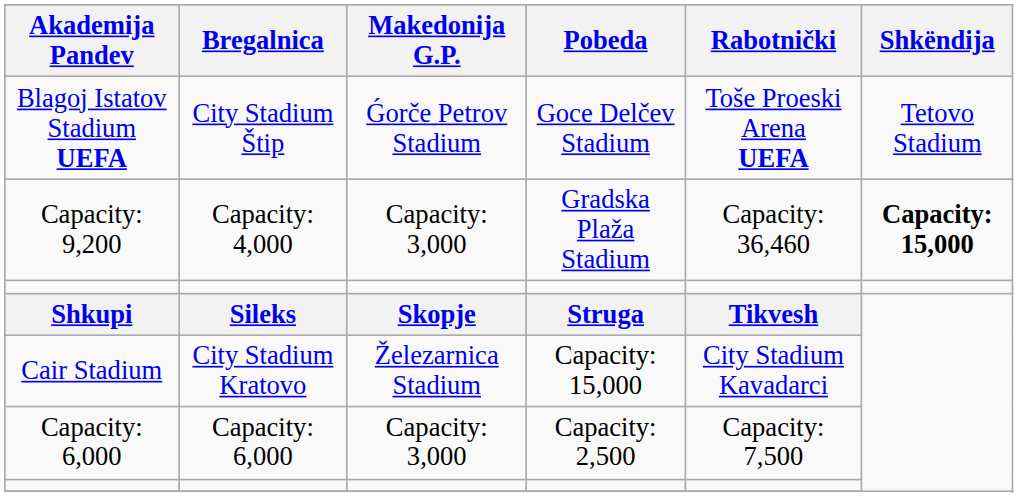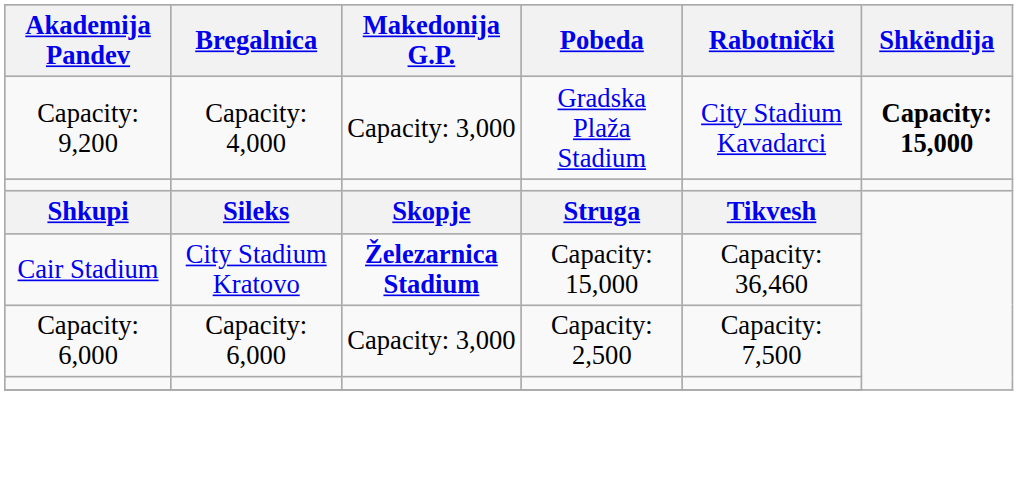- row: (92, 127)
(773, 229) Capacity: 36,460 -> (772, 127) City Stadium Kavadarci
(437, 370) normal -> (431, 268) bold
(773, 370) City Stadium Kavadarci -> (772, 268) Capacity: 36,460
